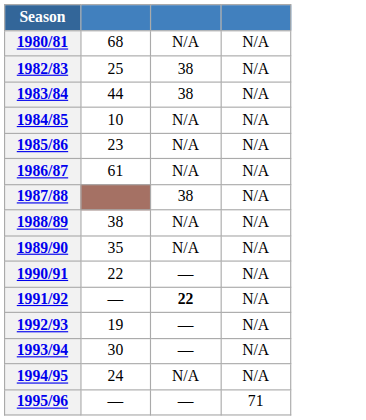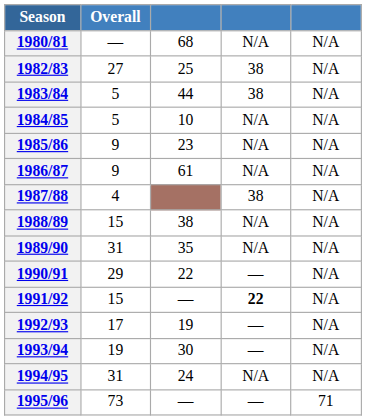+ column: (115, 17)
